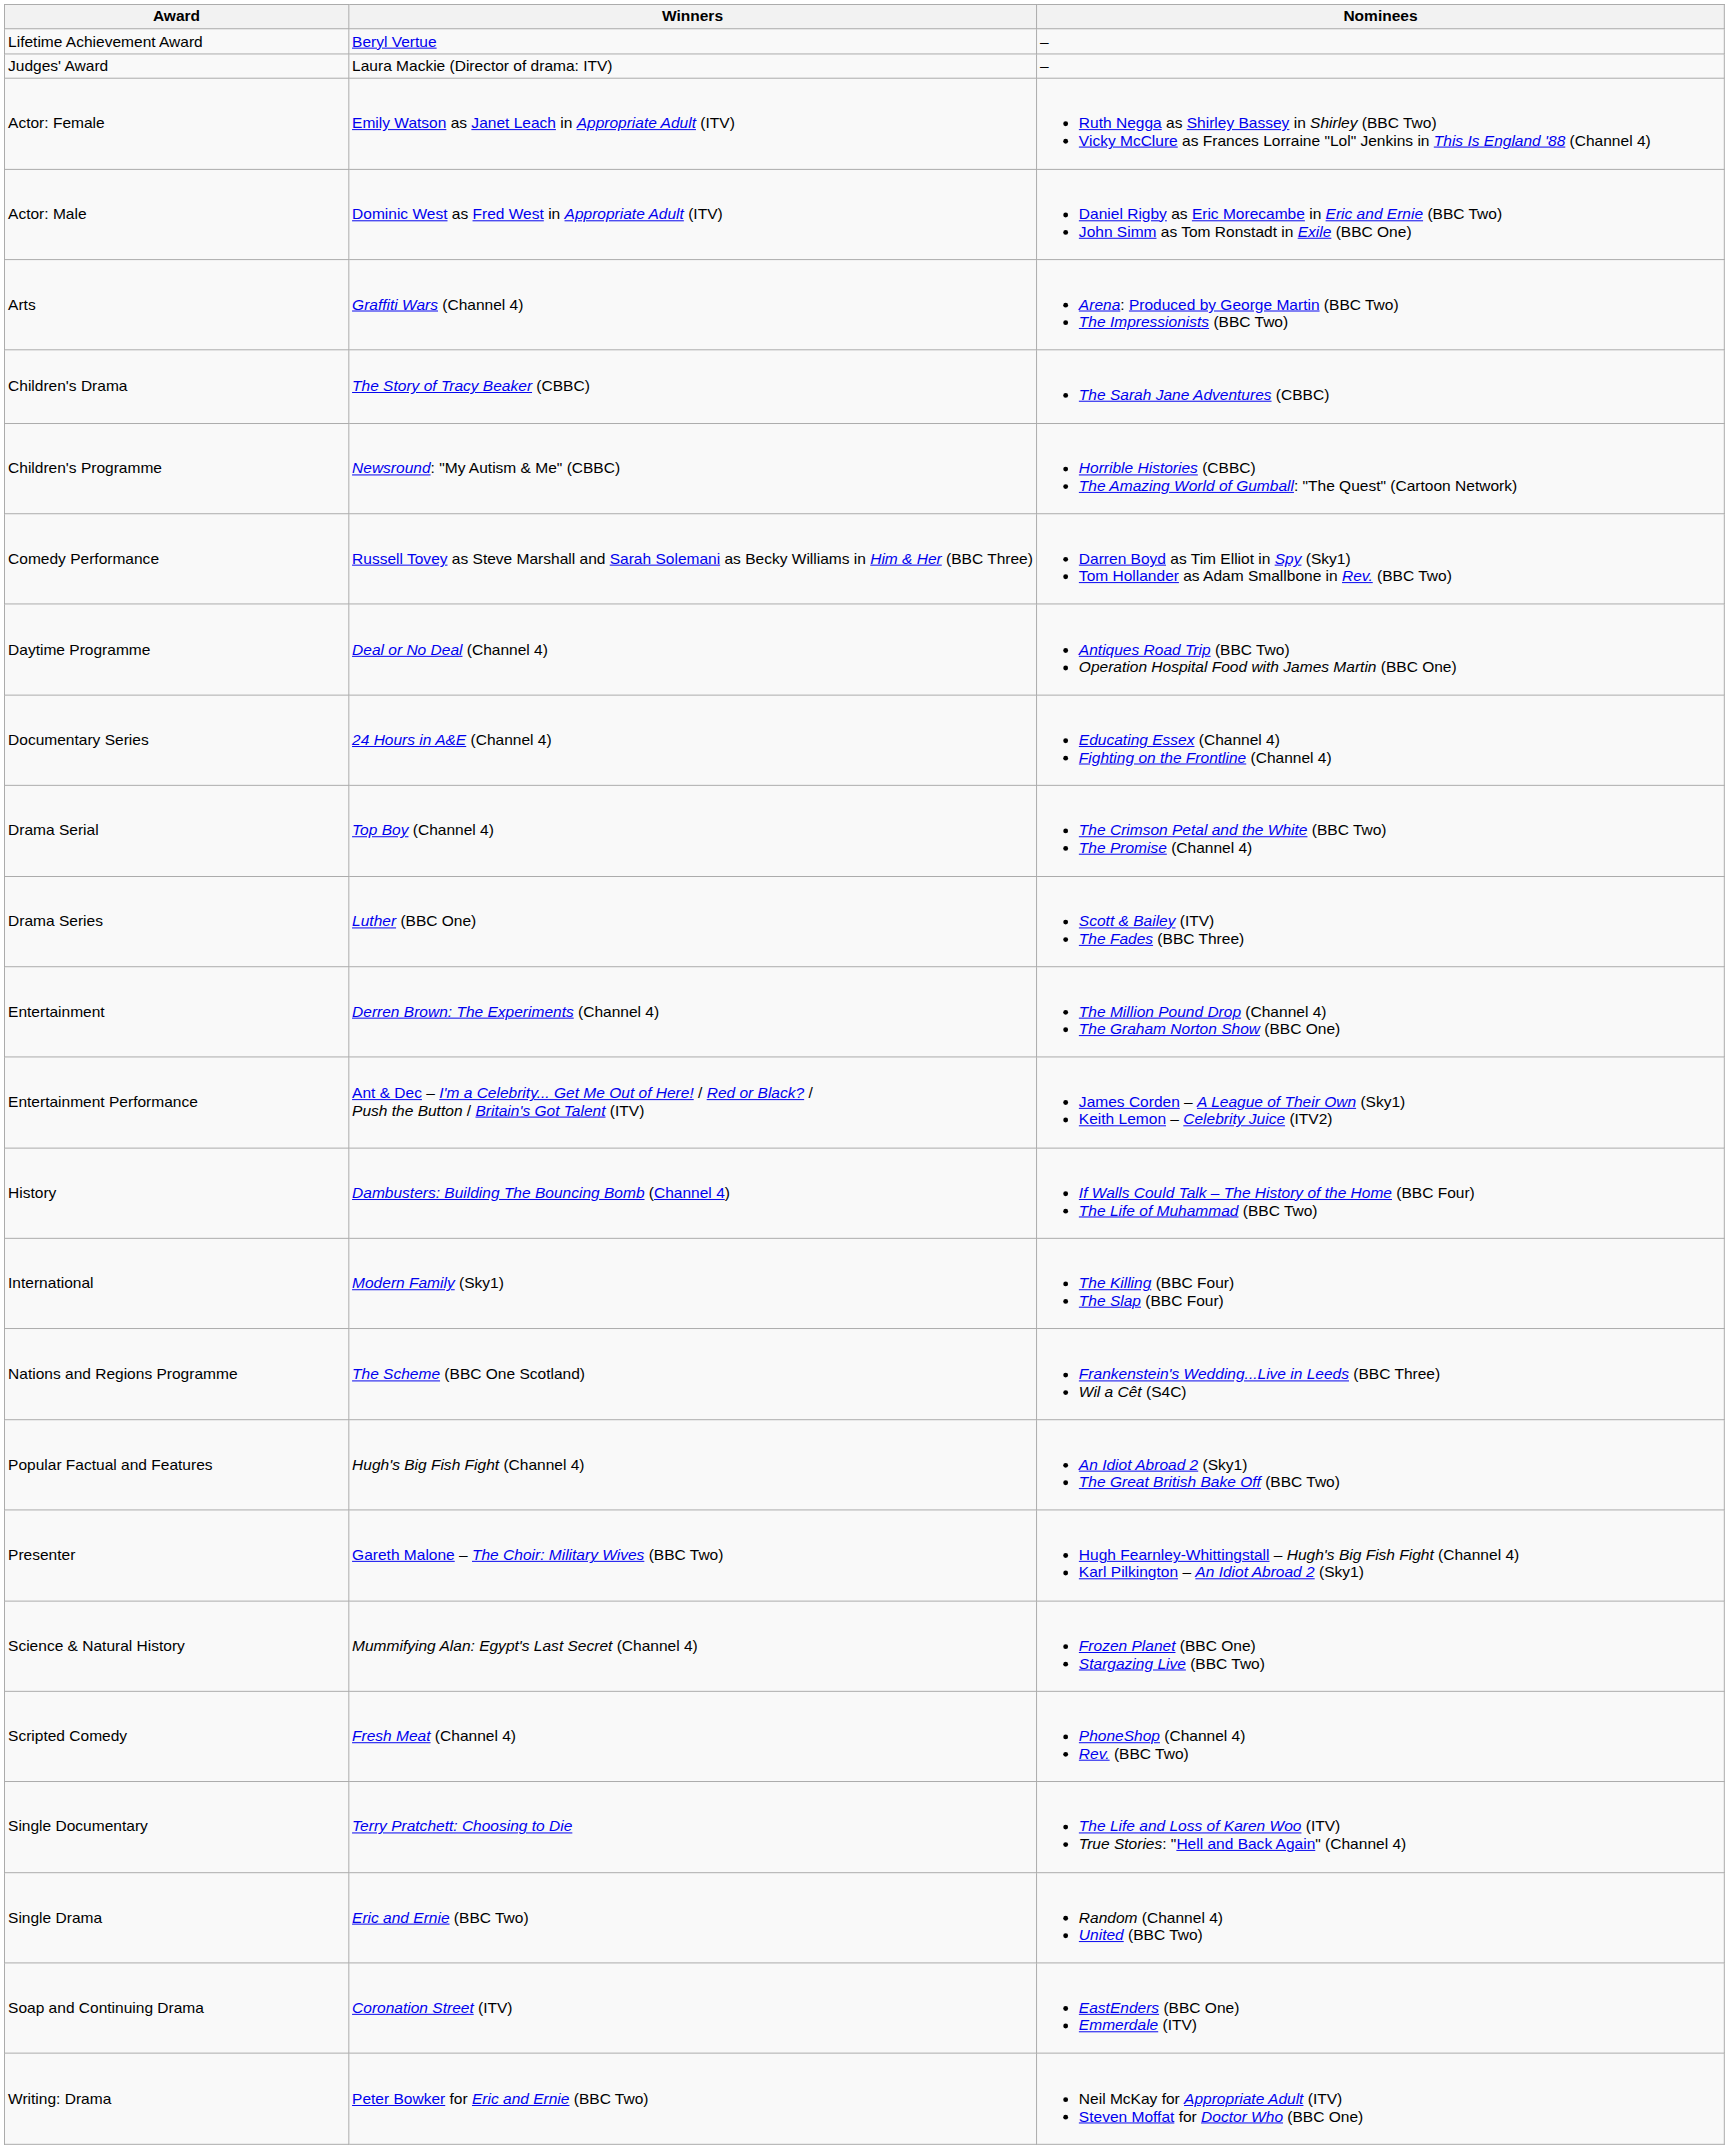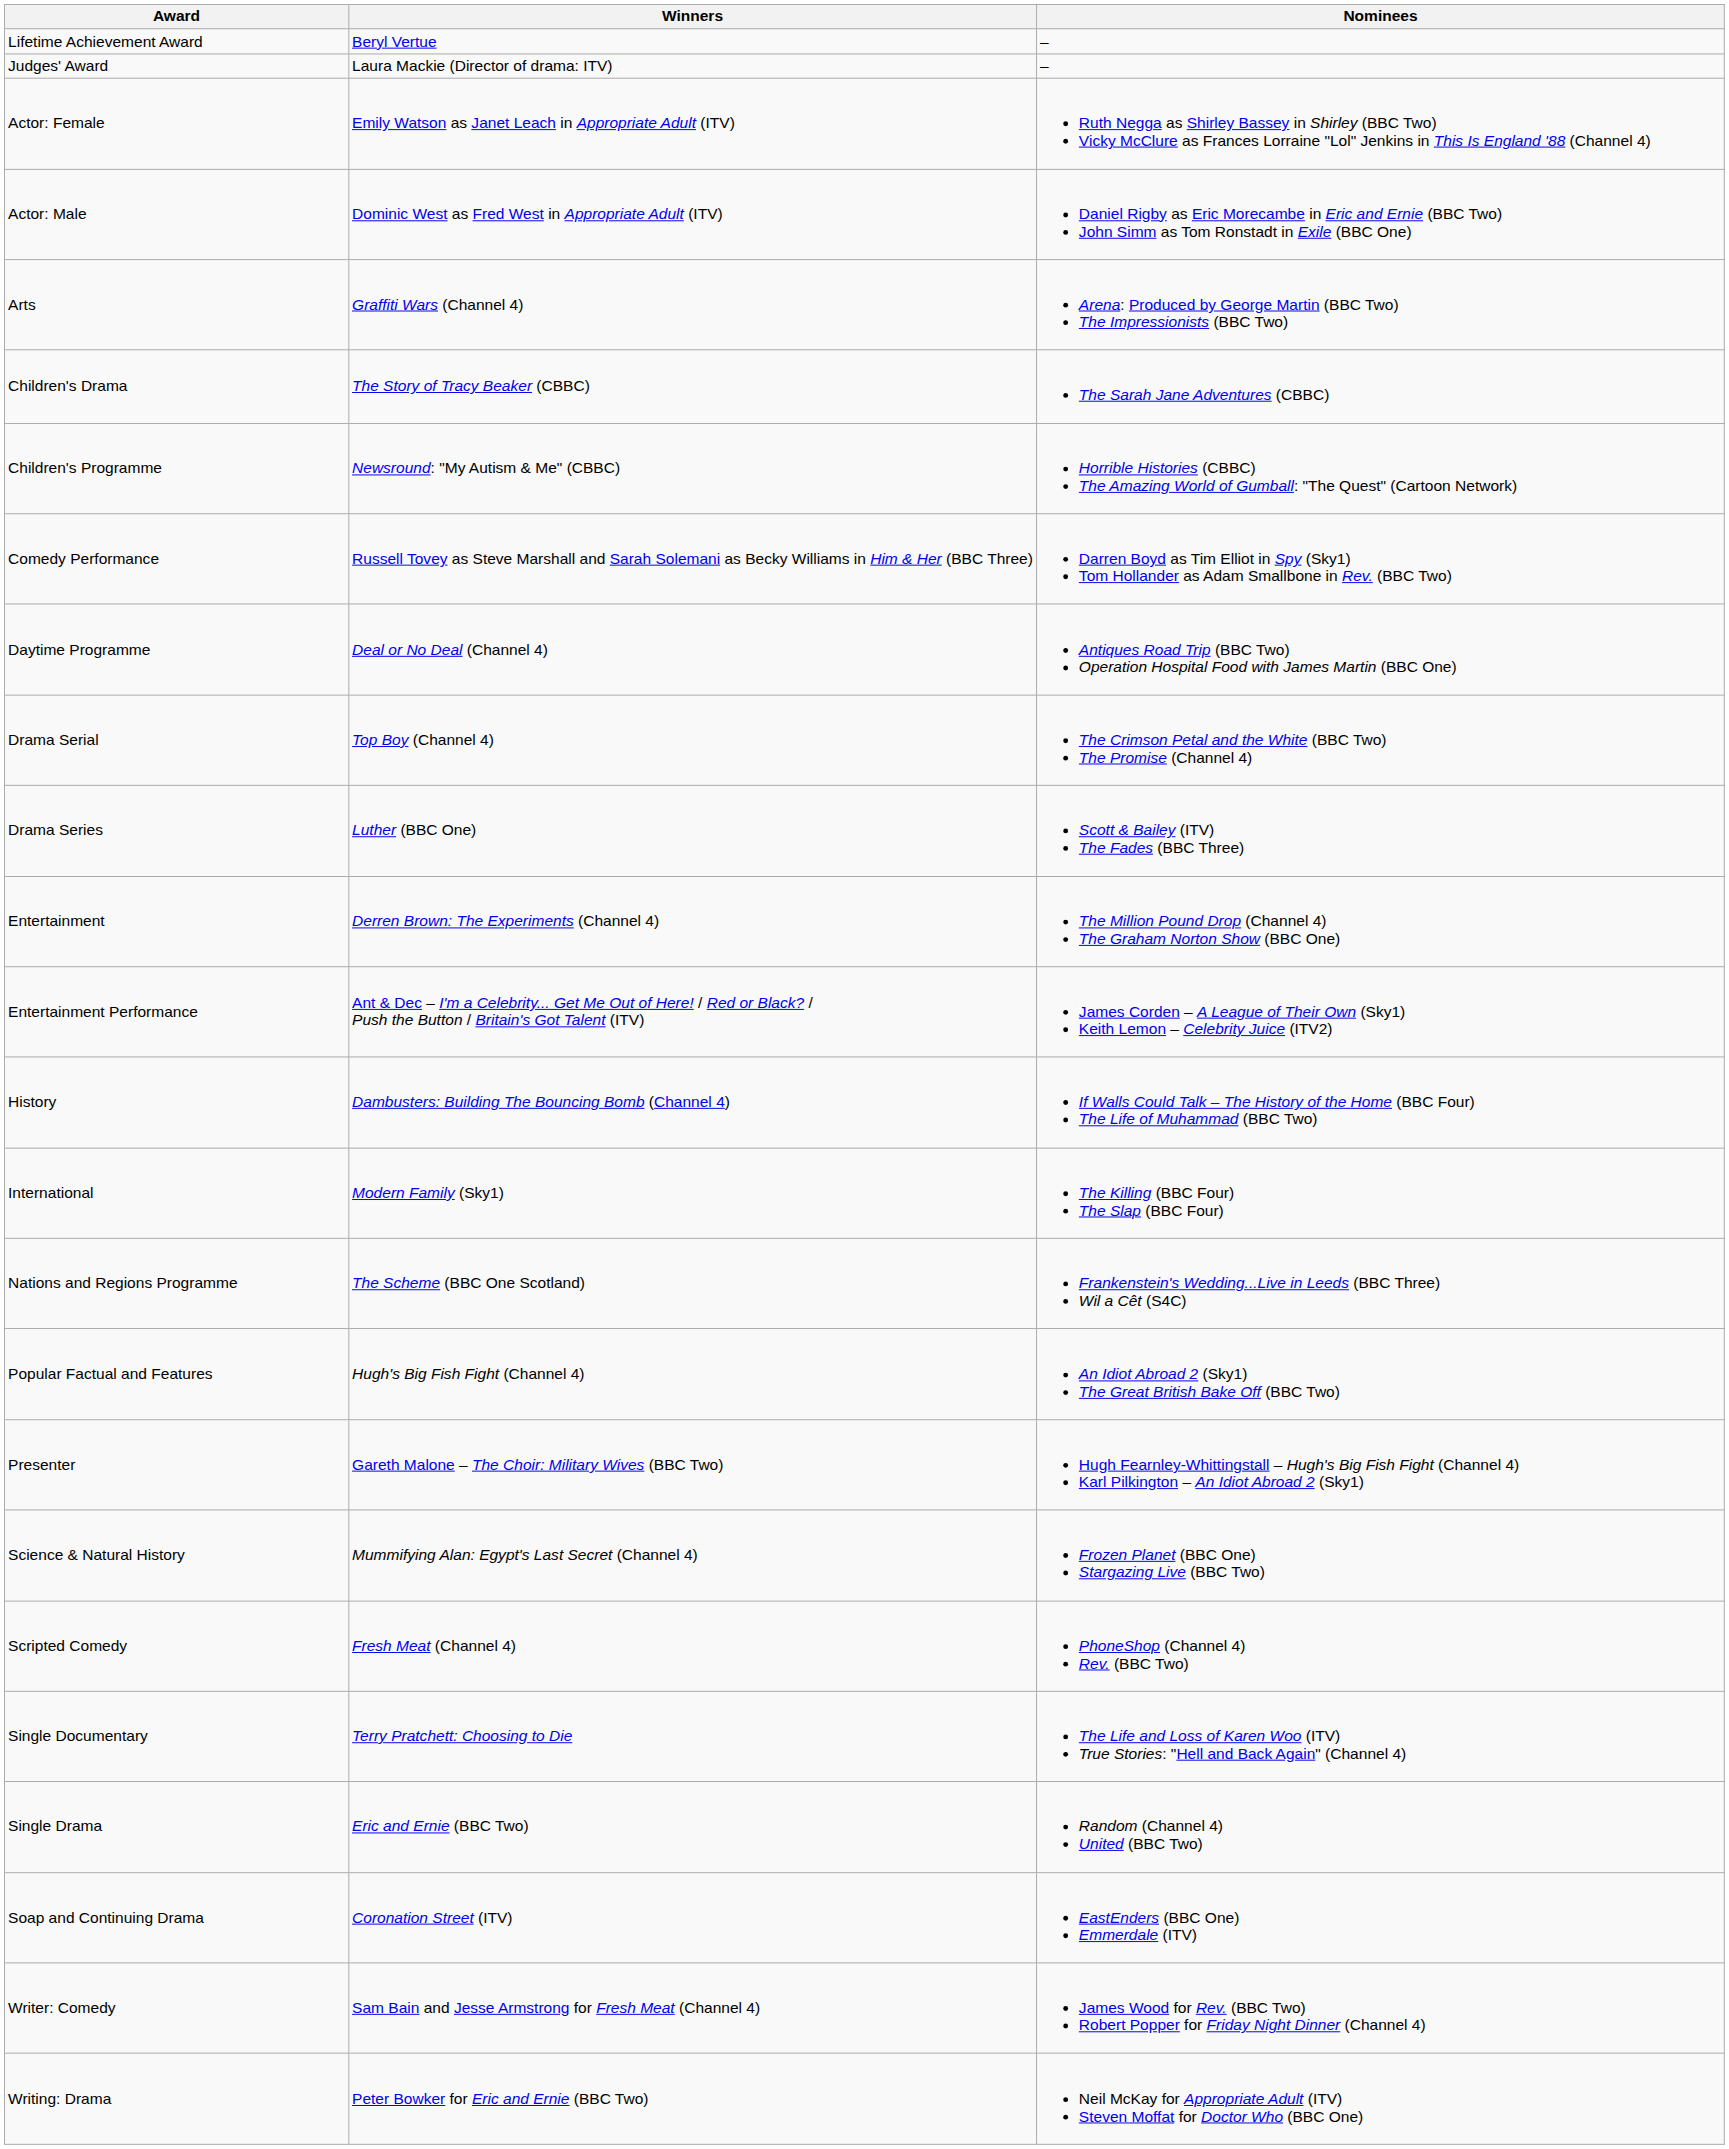- row: (78, 740)
+ row: (62, 2008)
